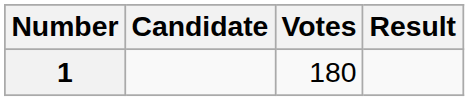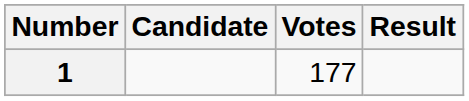(333, 71) 180 -> (333, 71) 177
